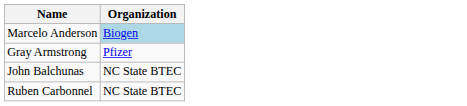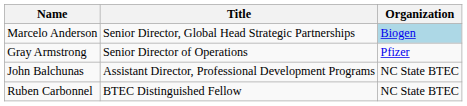+ column: (239, 14)
